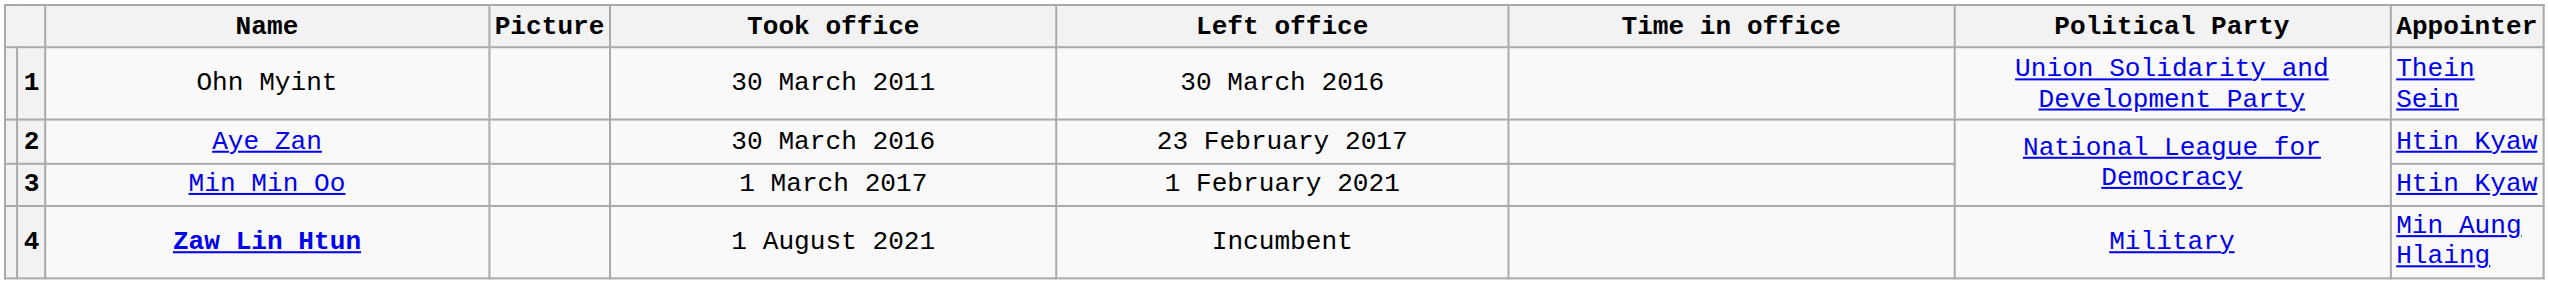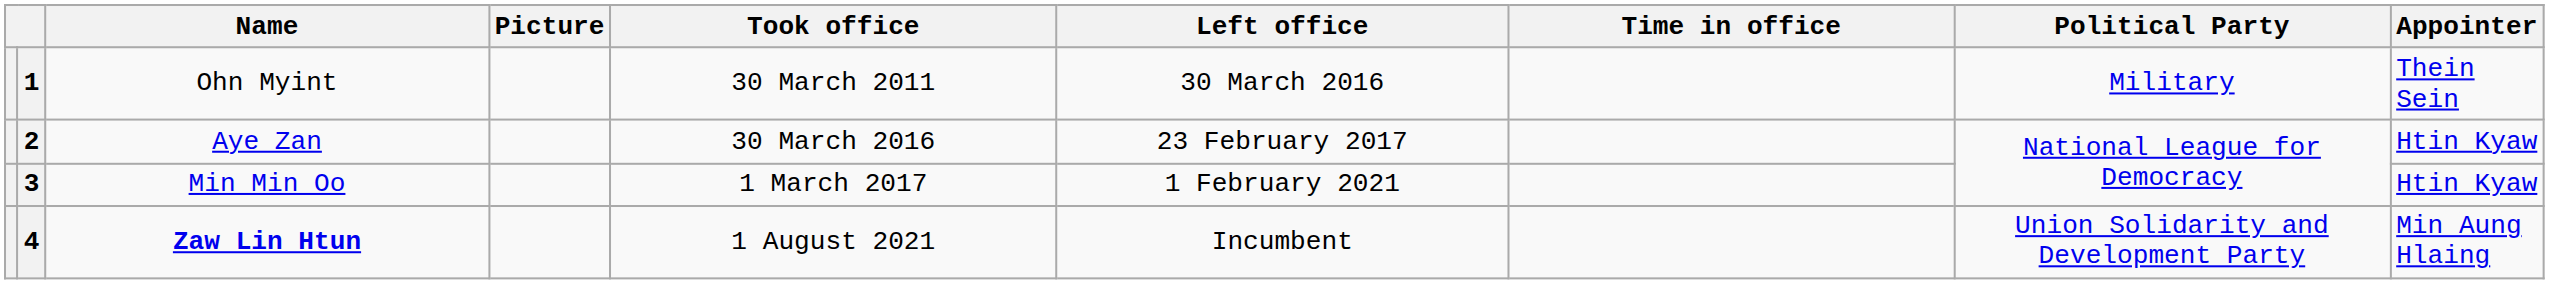(2172, 84) Union Solidarity and Development Party -> (2172, 84) Military
(2172, 242) Military -> (2172, 242) Union Solidarity and Development Party
